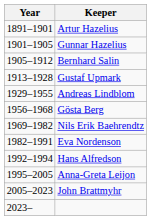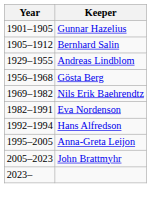- row: (88, 28)
- row: (89, 77)
